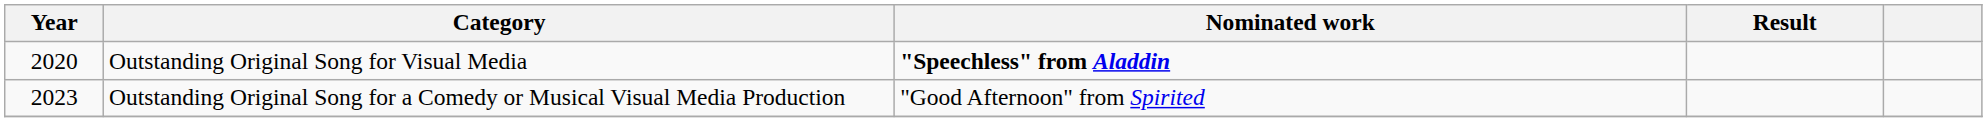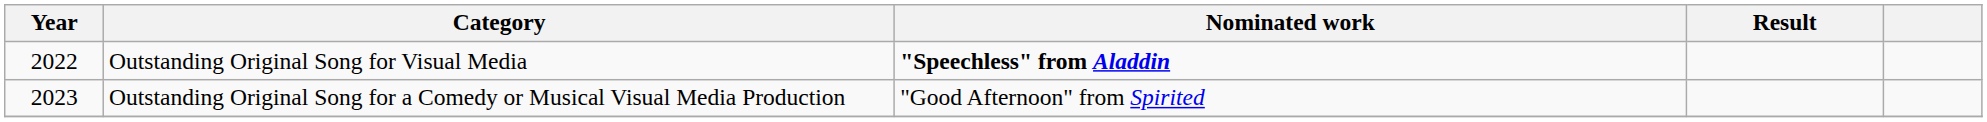(54, 60) 2020 -> (54, 60) 2022
